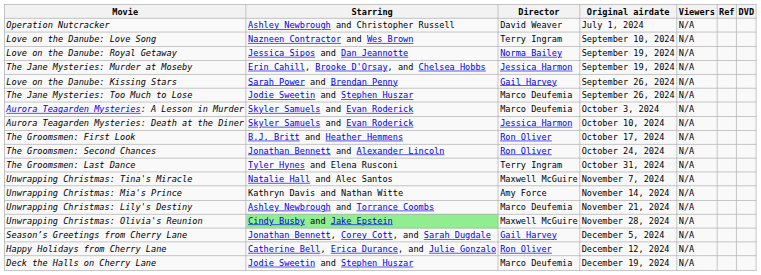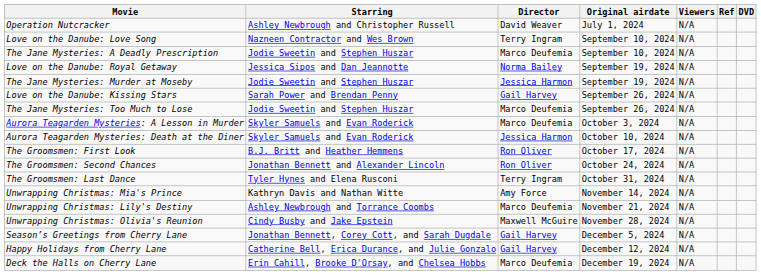+ row: (112, 53)
(367, 67) Erin Cahill, Brooke D'Orsay, and Chelsea Hobbs -> (331, 81) Jodie Sweetin and Stephen Huszar
- row: (99, 179)
(320, 221) lightgreen background -> (320, 221) no background
(526, 249) Ron Oliver -> (529, 249) Gail Harvey
(331, 263) Jodie Sweetin and Stephen Huszar -> (367, 263) Erin Cahill, Brooke D'Orsay, and Chelsea Hobbs
